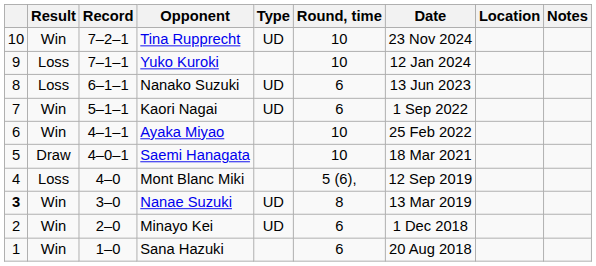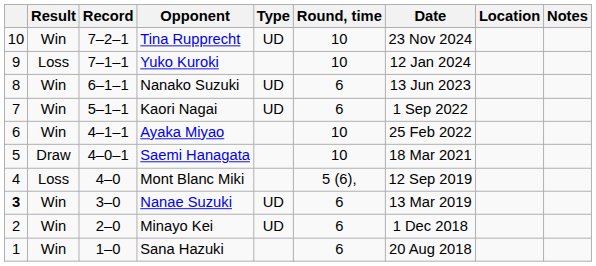(54, 86) Loss -> (54, 86) Win
(339, 202) 8 -> (339, 202) 6
